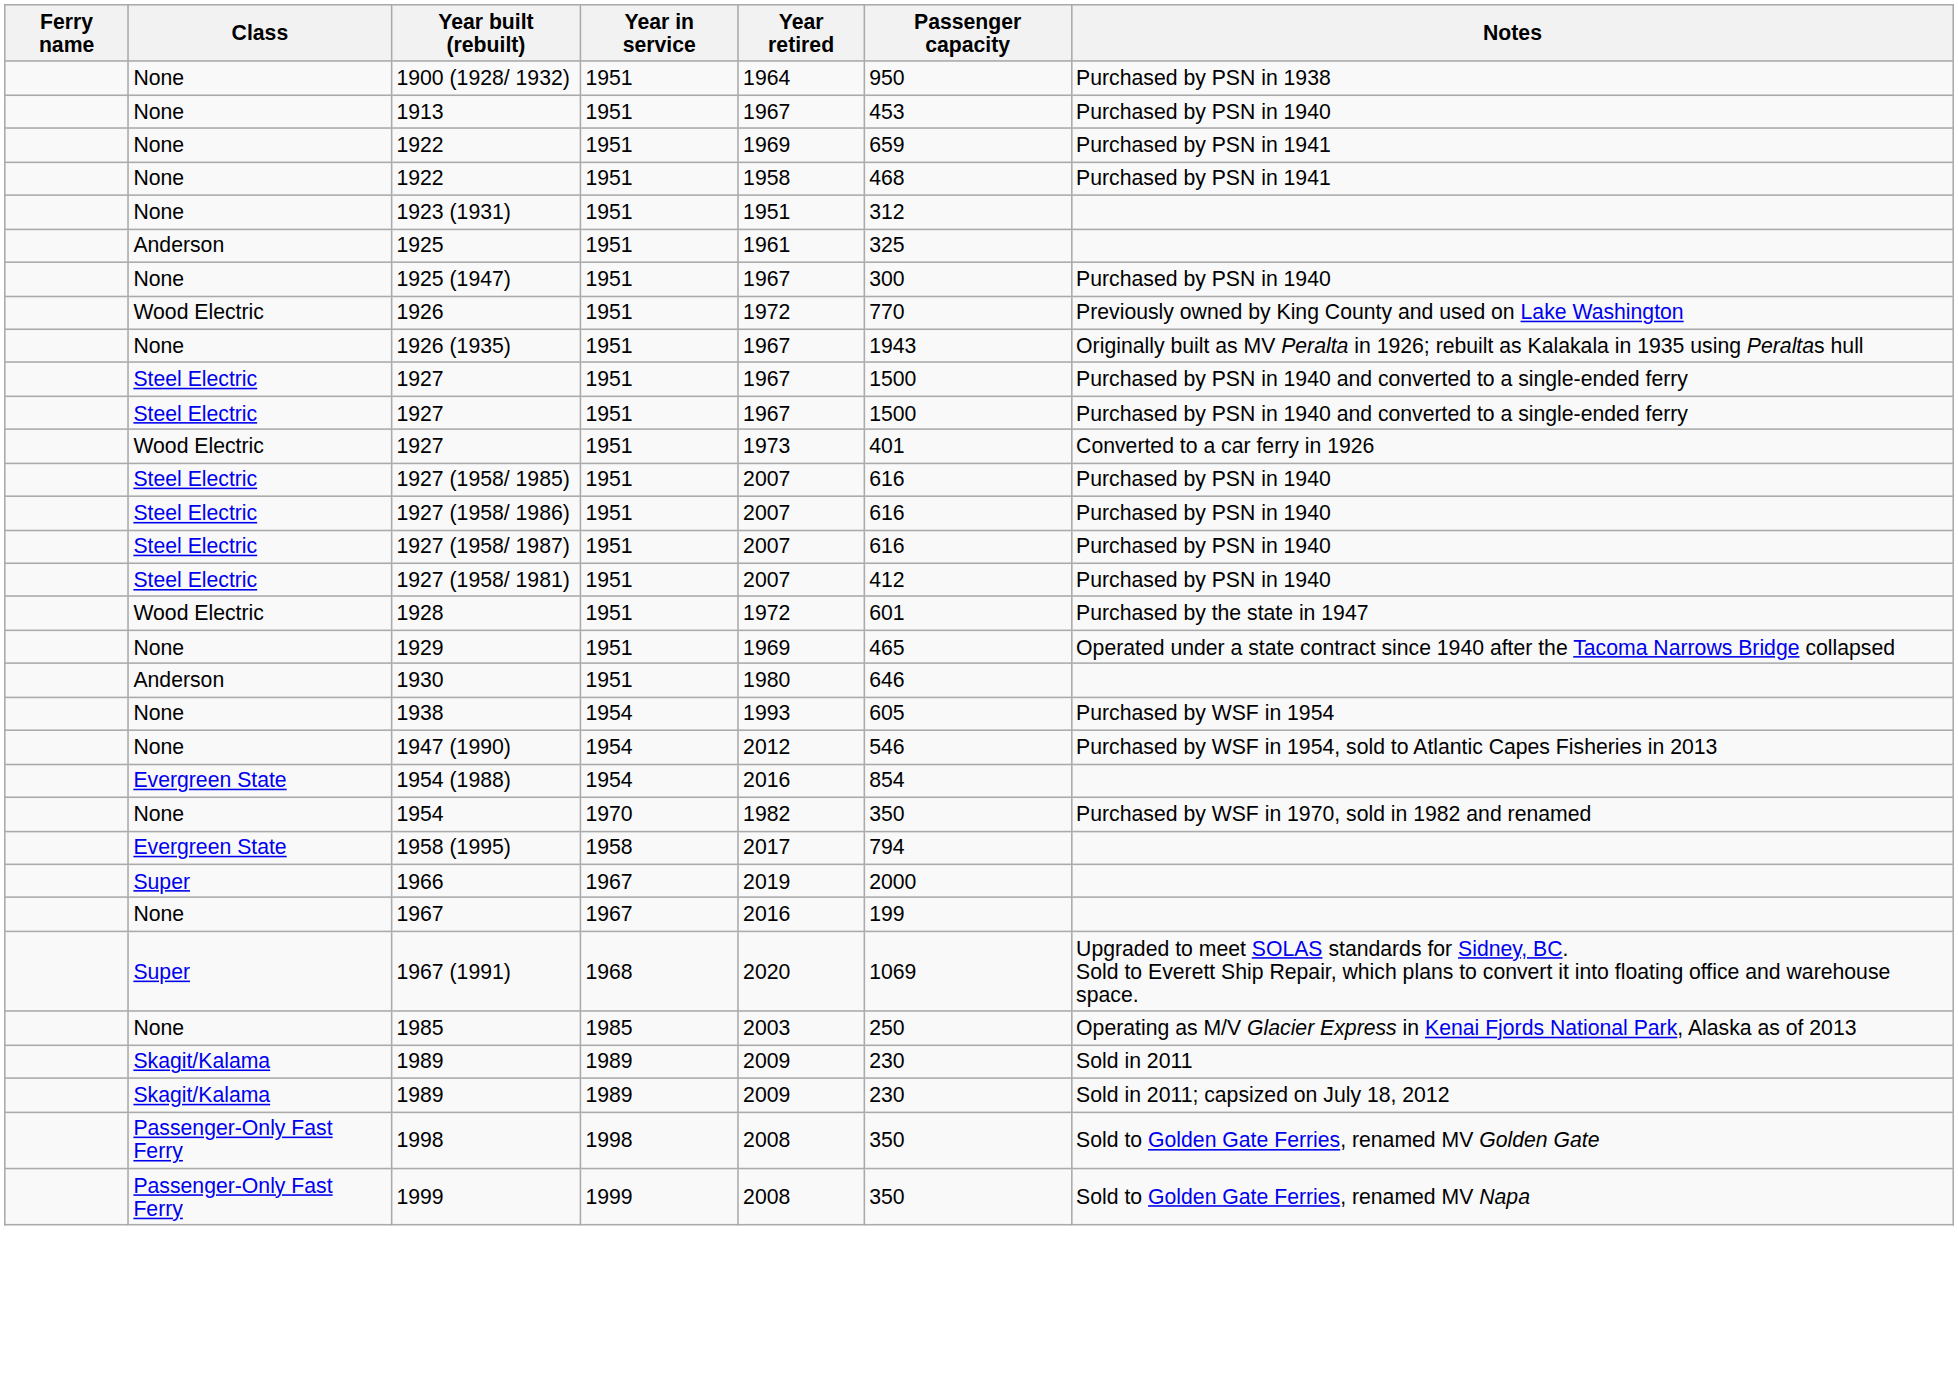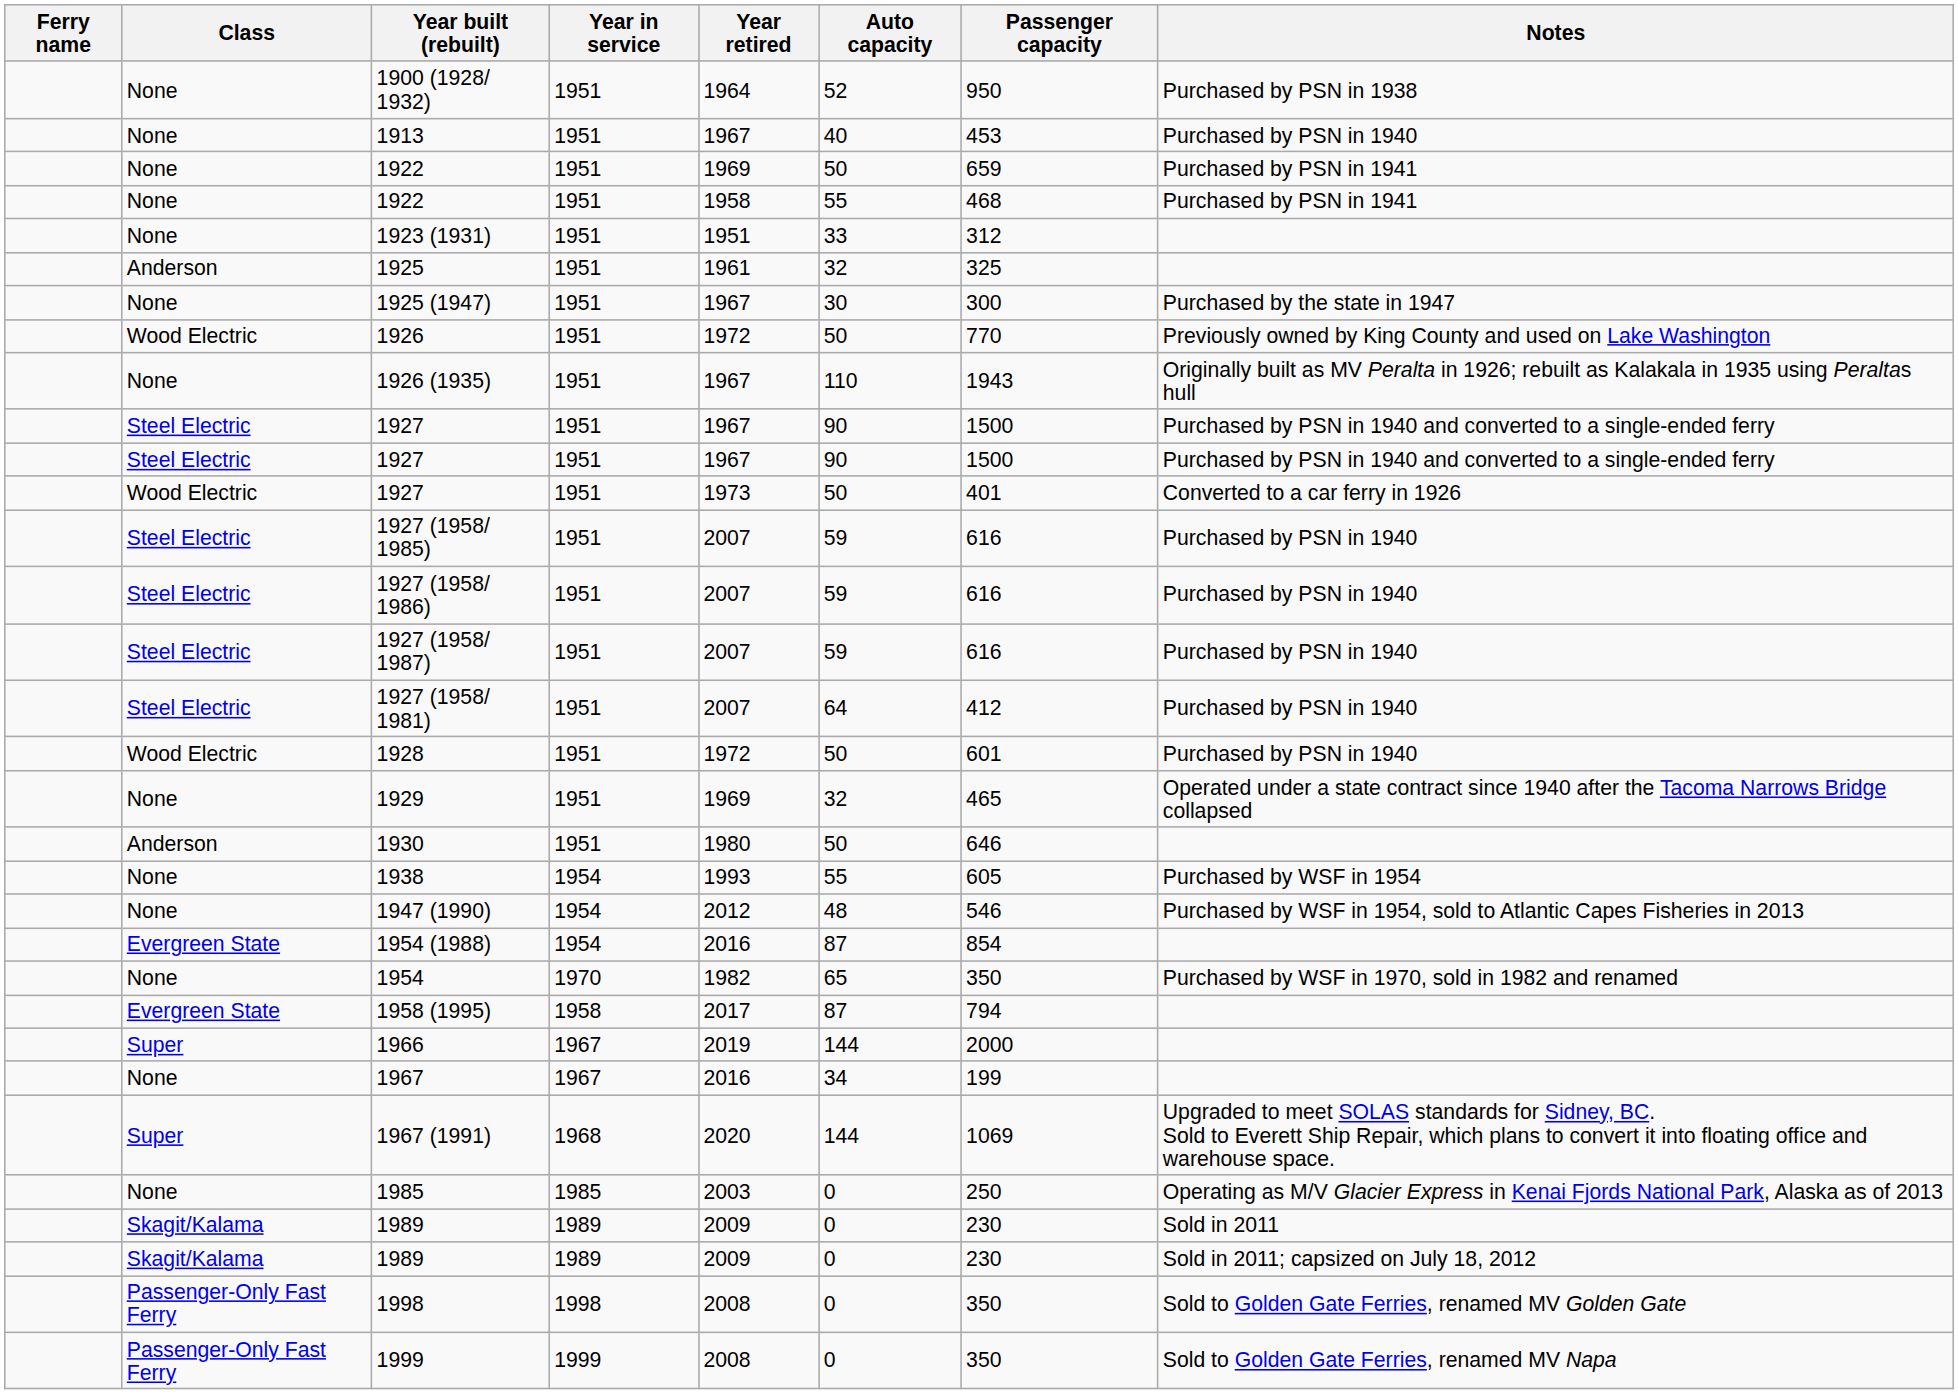+ column: (890, 33)
(1203, 279) Purchased by PSN in 1940 -> (1309, 302) Purchased by the state in 1947
(1222, 613) Purchased by the state in 1947 -> (1290, 753) Purchased by PSN in 1940
